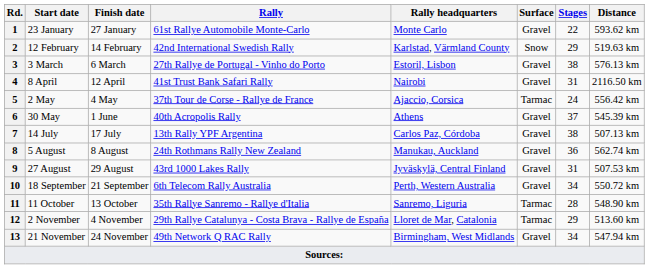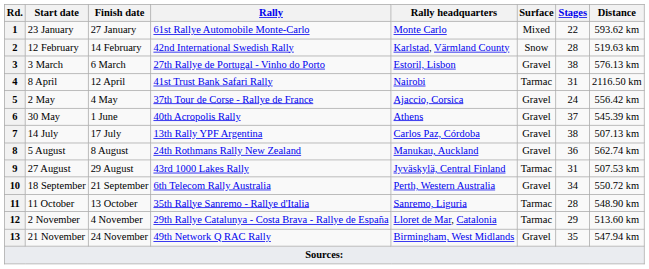(536, 30) Gravel -> (536, 30) Mixed
(573, 47) 29 -> (573, 47) 28
(536, 81) Gravel -> (536, 81) Tarmac
(536, 99) Tarmac -> (536, 99) Gravel
(536, 168) Gravel -> (536, 168) Tarmac
(573, 237) 34 -> (573, 237) 35
